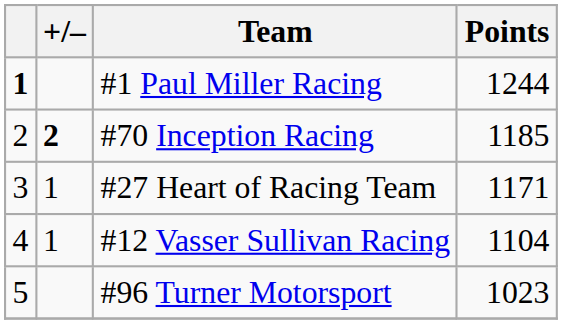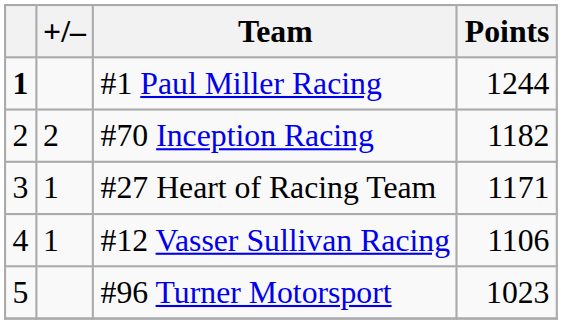(51, 135) bold -> (51, 135) normal
(518, 135) 1185 -> (518, 135) 1182
(518, 240) 1104 -> (518, 240) 1106
